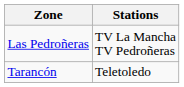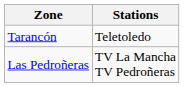rows swapped: (48, 43) <-> (32, 72)
